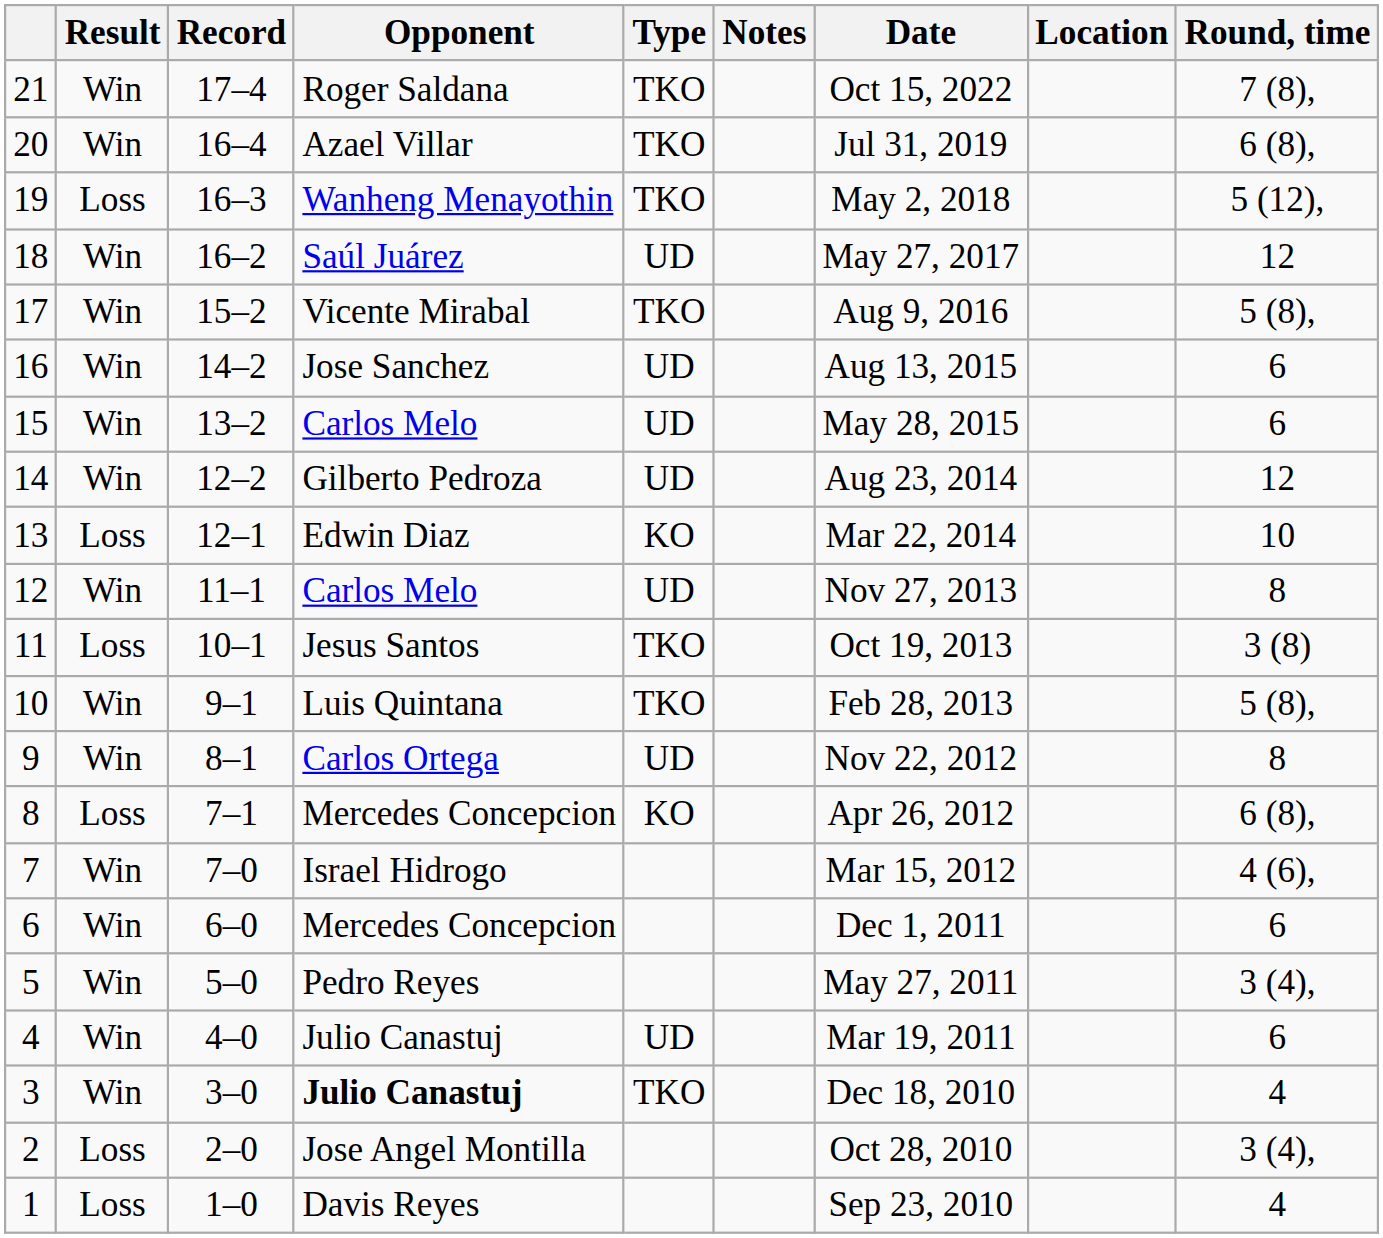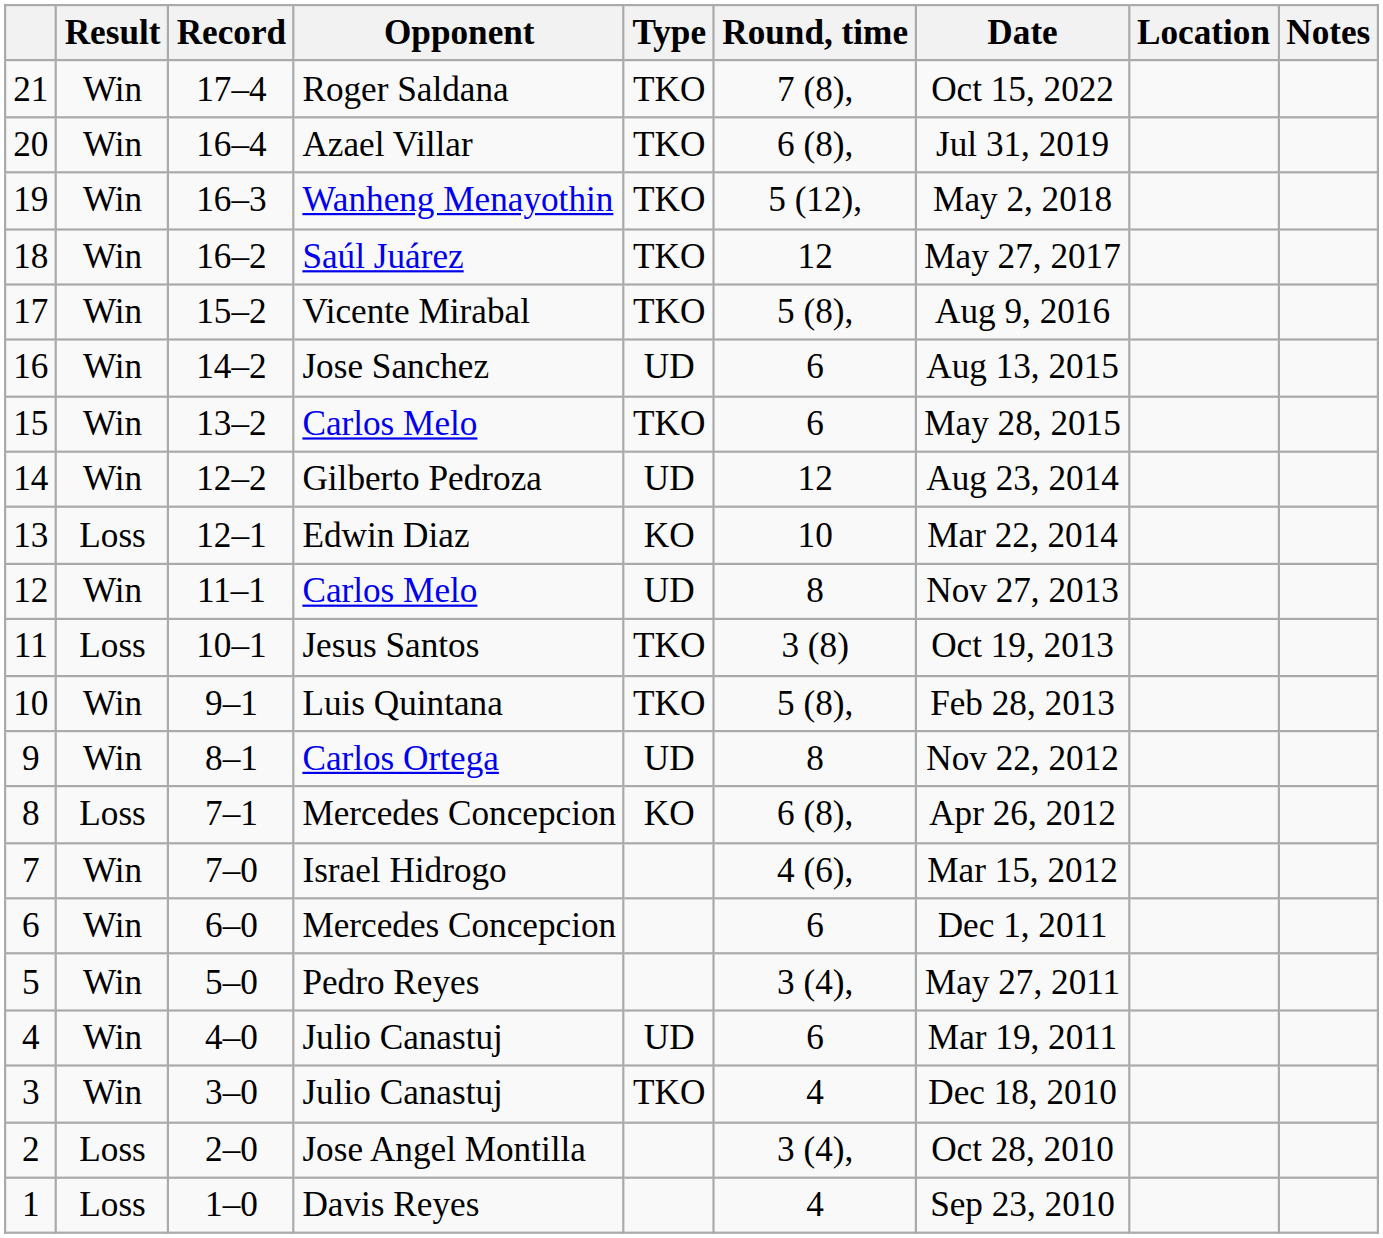columns swapped: (1277, 32) <-> (764, 32)
(113, 199) Loss -> (113, 199) Win
(669, 255) UD -> (669, 255) TKO
(669, 423) UD -> (669, 423) TKO
(412, 1093) bold -> (403, 1093) normal
